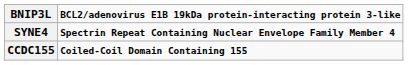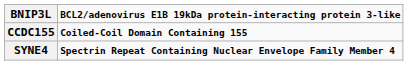rows swapped: (31, 32) <-> (31, 51)
